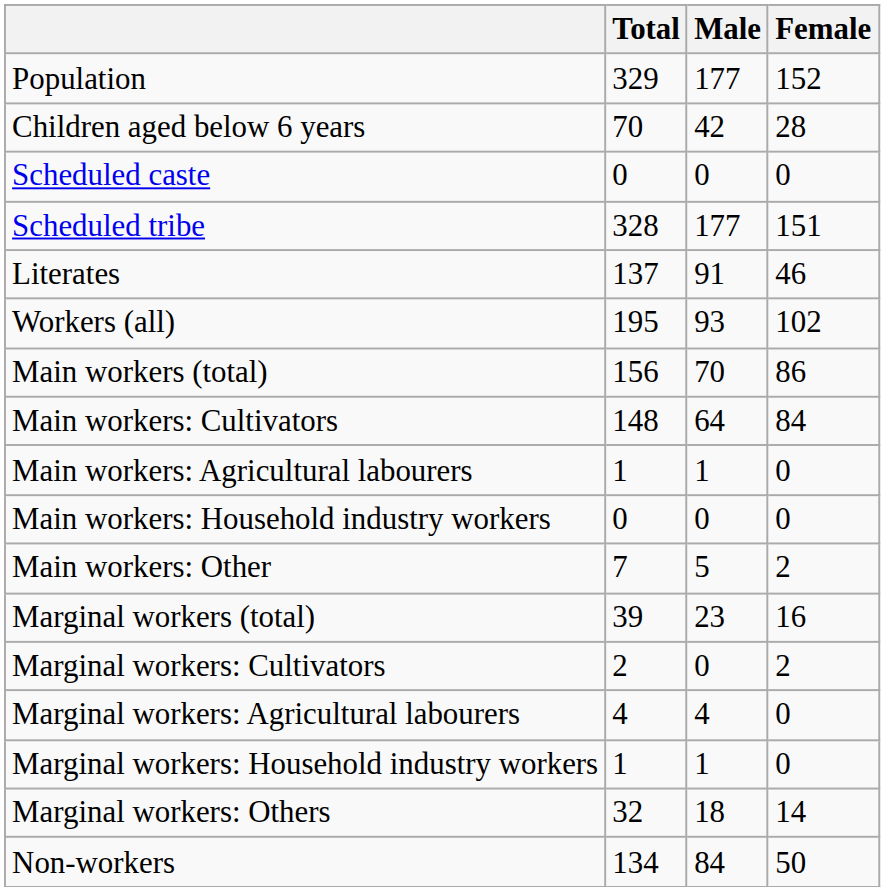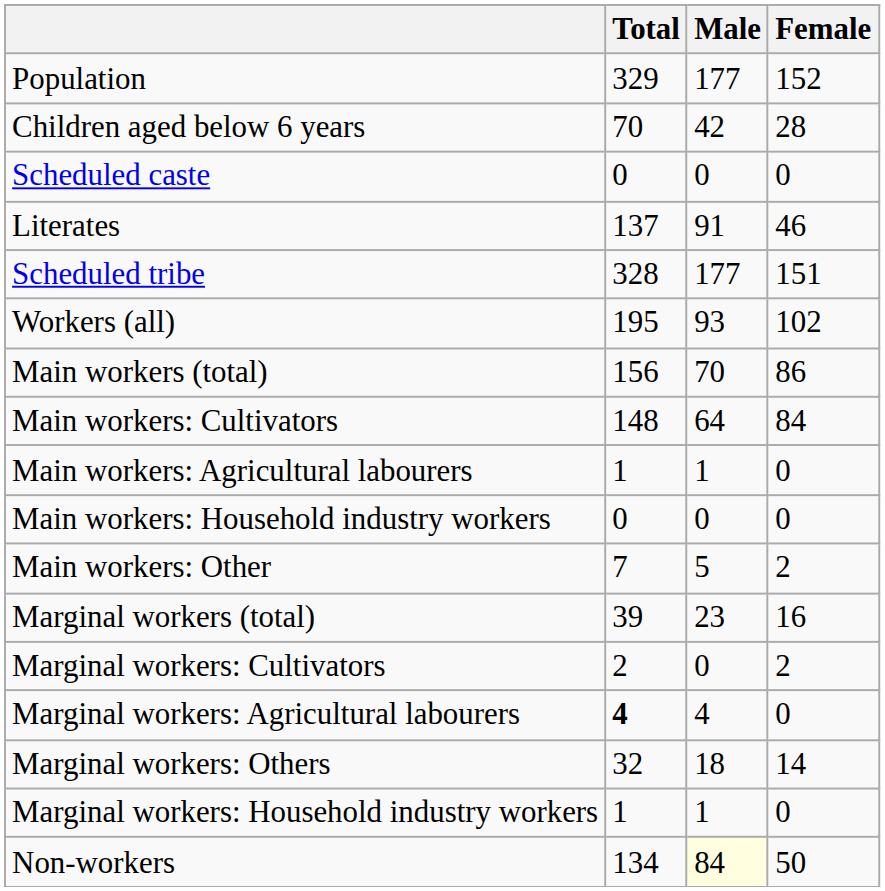rows swapped: (109, 224) <-> (66, 273)
(620, 714) normal -> (620, 714) bold
rows swapped: (305, 763) <-> (171, 812)
(710, 861) no background -> (710, 861) lightyellow background
